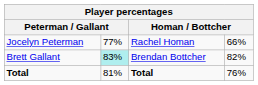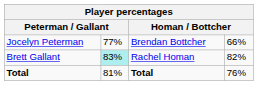(163, 42) Rachel Homan -> (168, 42) Brendan Bottcher
(168, 57) Brendan Bottcher -> (163, 57) Rachel Homan
